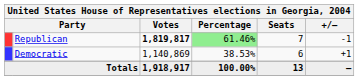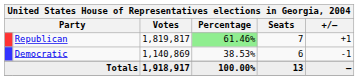(166, 40) bold -> (166, 40) normal
(346, 40) -1 -> (346, 40) +1
(346, 54) +1 -> (346, 54) -1
